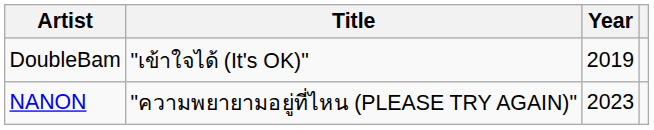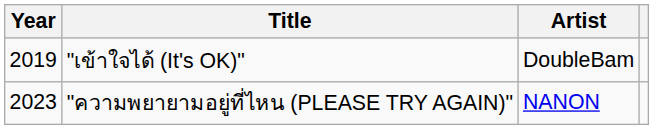columns swapped: (610, 21) <-> (65, 21)
